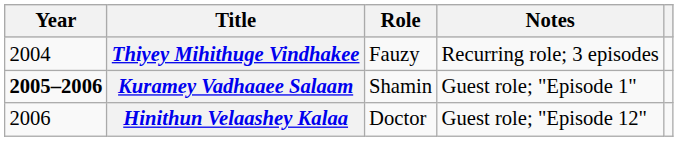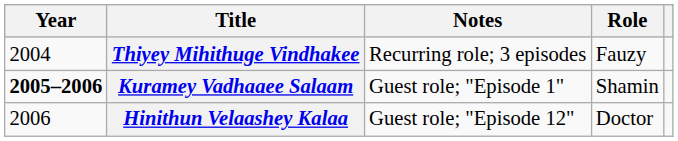columns swapped: (401, 20) <-> (550, 20)
